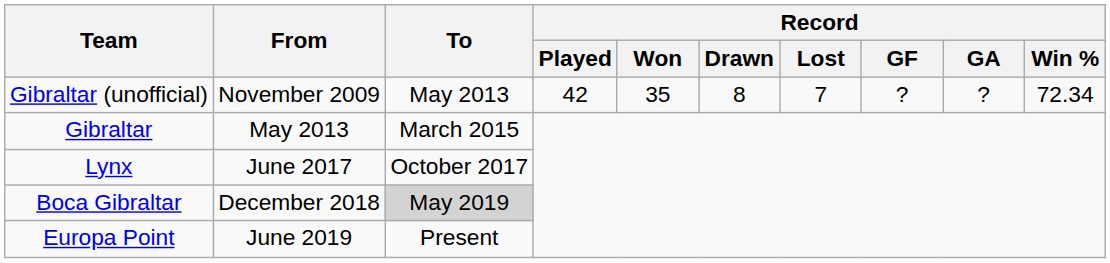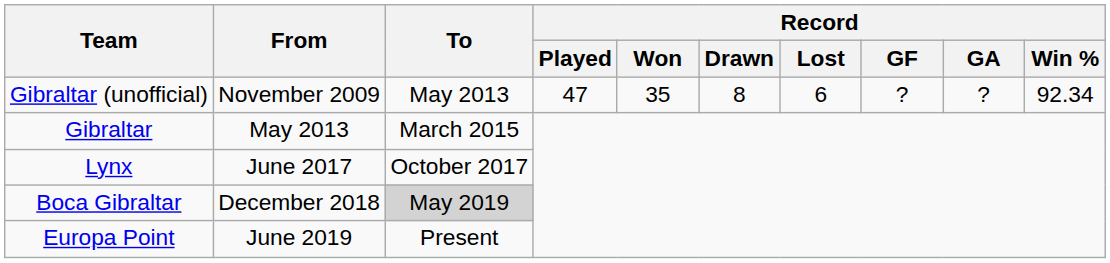(575, 94) 42 -> (575, 94) 47
(821, 94) 7 -> (821, 94) 6
(1065, 94) 72.34 -> (1065, 94) 92.34
